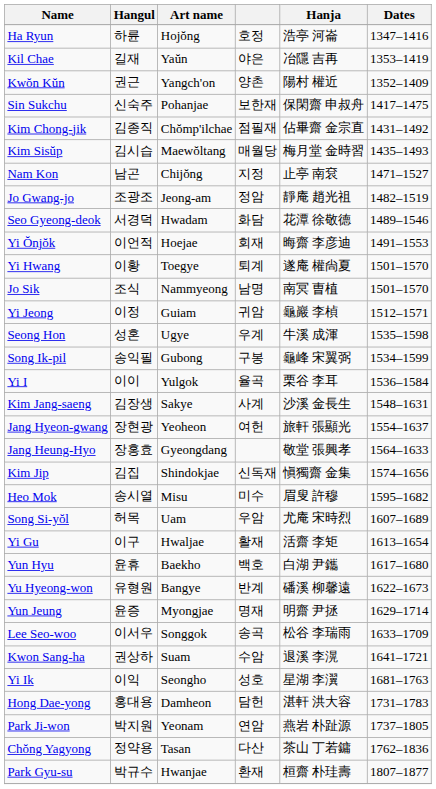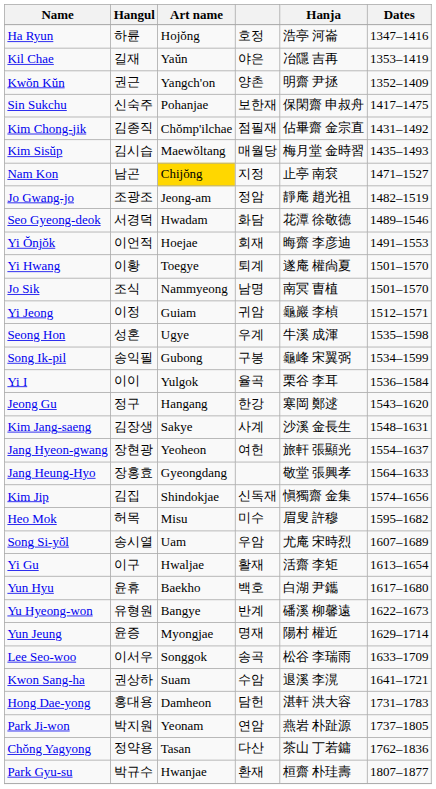(311, 82) 陽村 權近 -> (311, 82) 明齋 尹拯
(182, 174) no background -> (182, 174) gold background
+ row: (32, 404)
(133, 495) 송시열 -> (127, 518) 허목
(127, 518) 허목 -> (133, 541) 송시열
(311, 610) 明齋 尹拯 -> (311, 633) 陽村 權近
- row: (21, 680)
